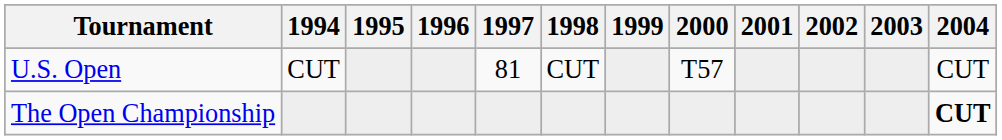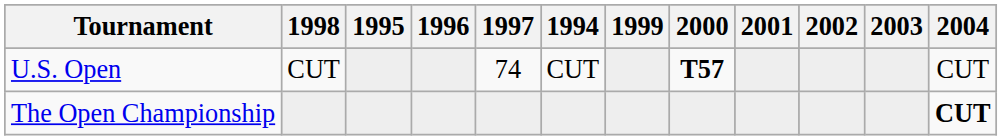columns swapped: (314, 26) <-> (573, 26)
(508, 69) 81 -> (508, 69) 74
(702, 69) normal -> (702, 69) bold
